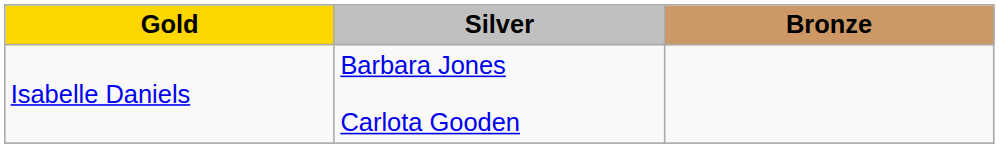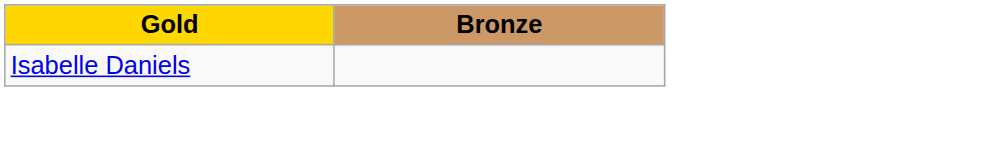- column: (499, 24)
